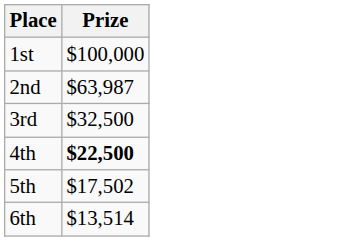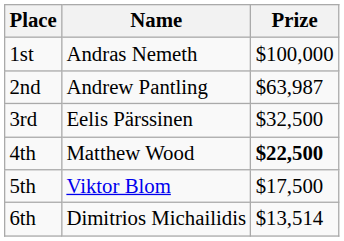+ column: (156, 20)
(100, 185) $17,502 -> (289, 185) $17,500
